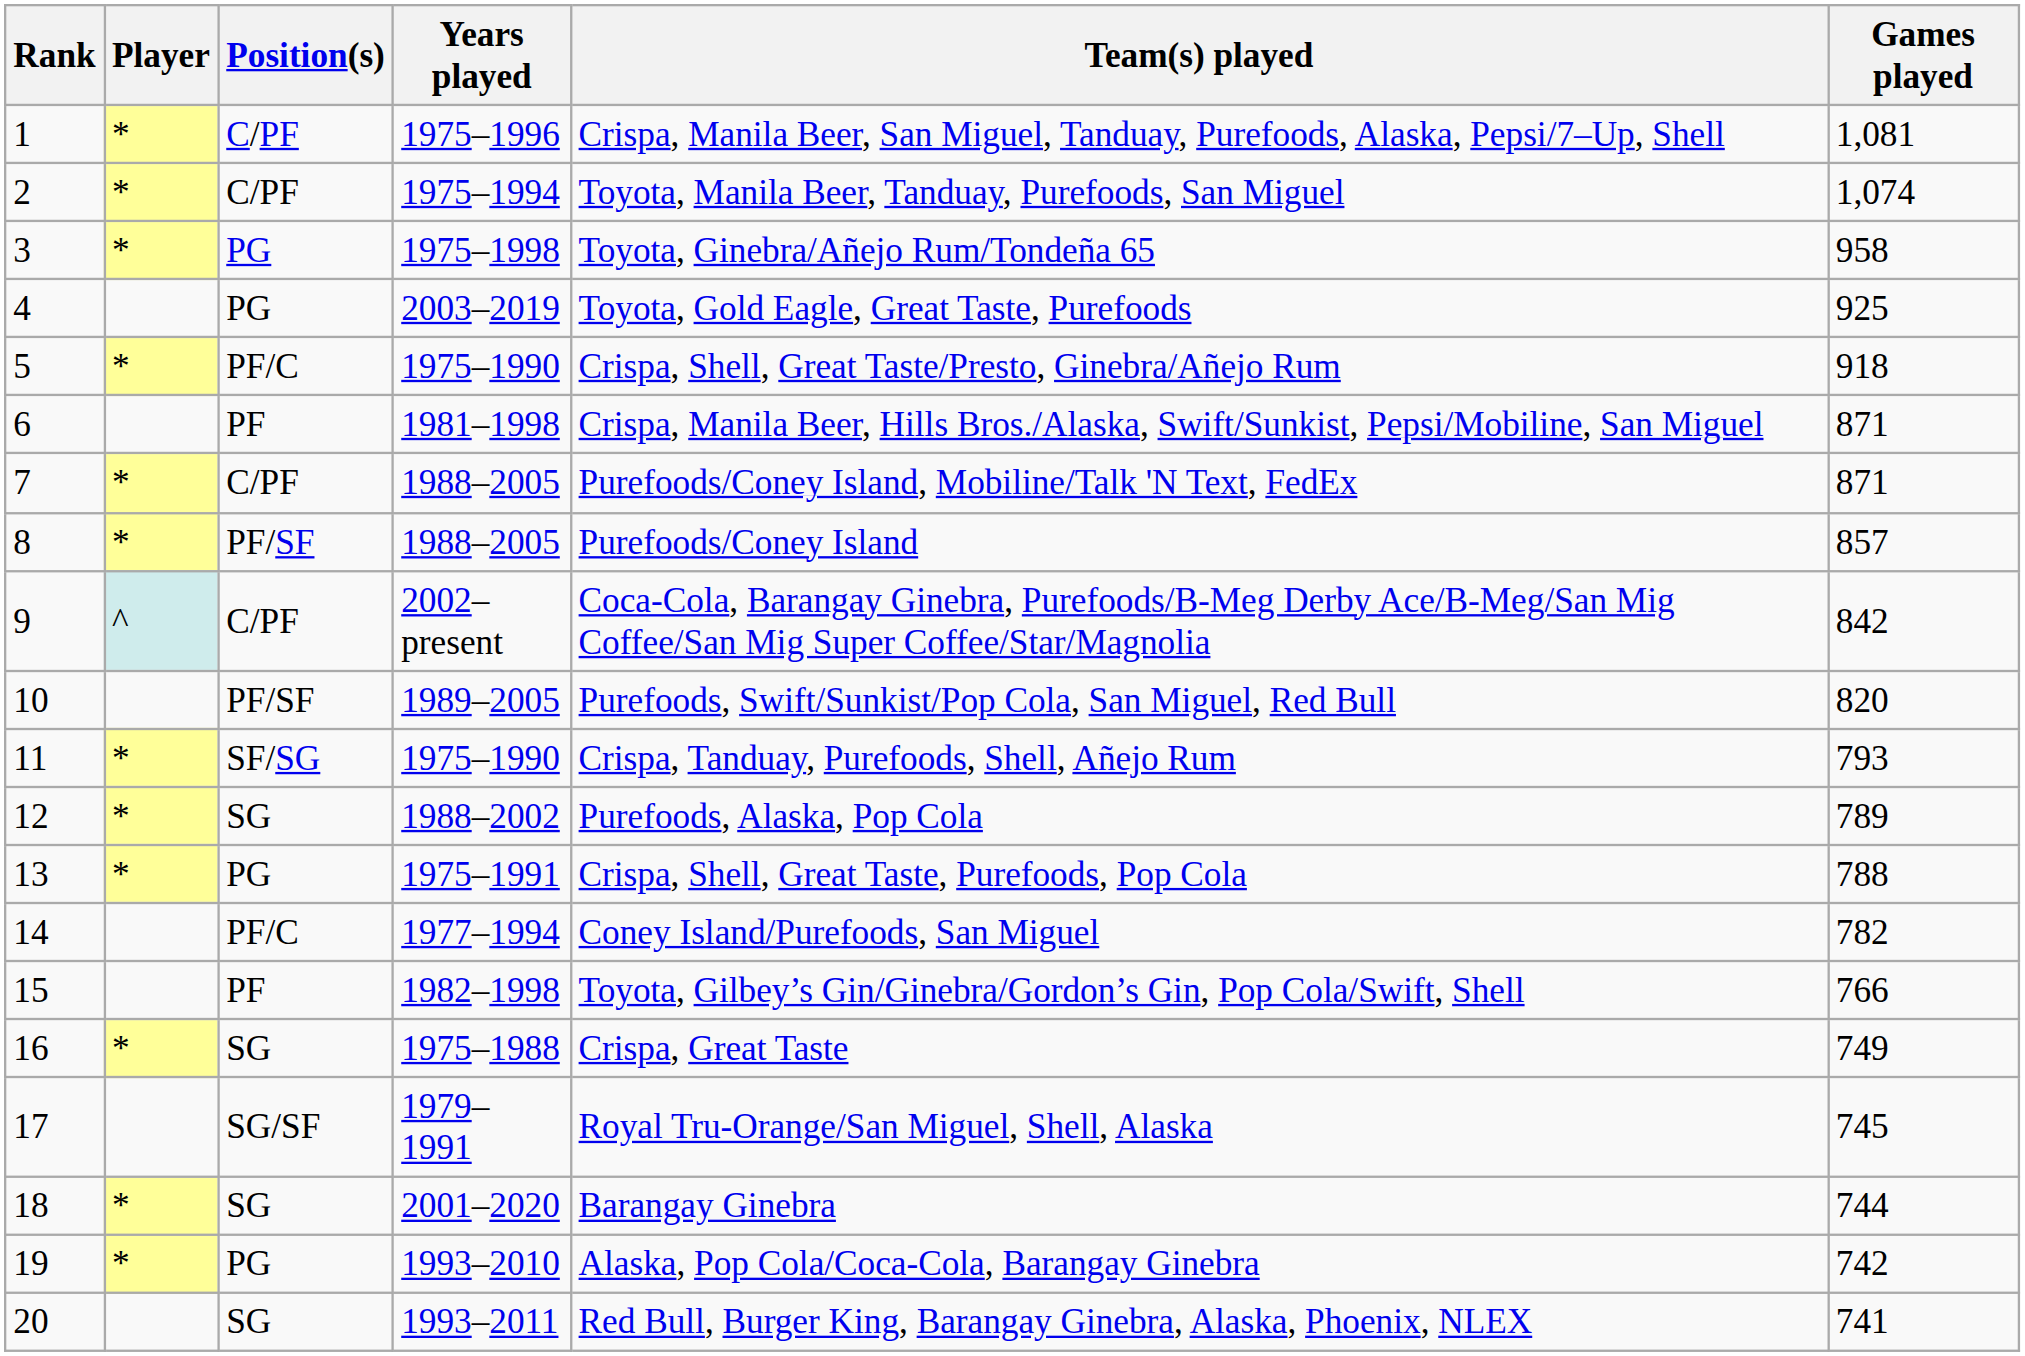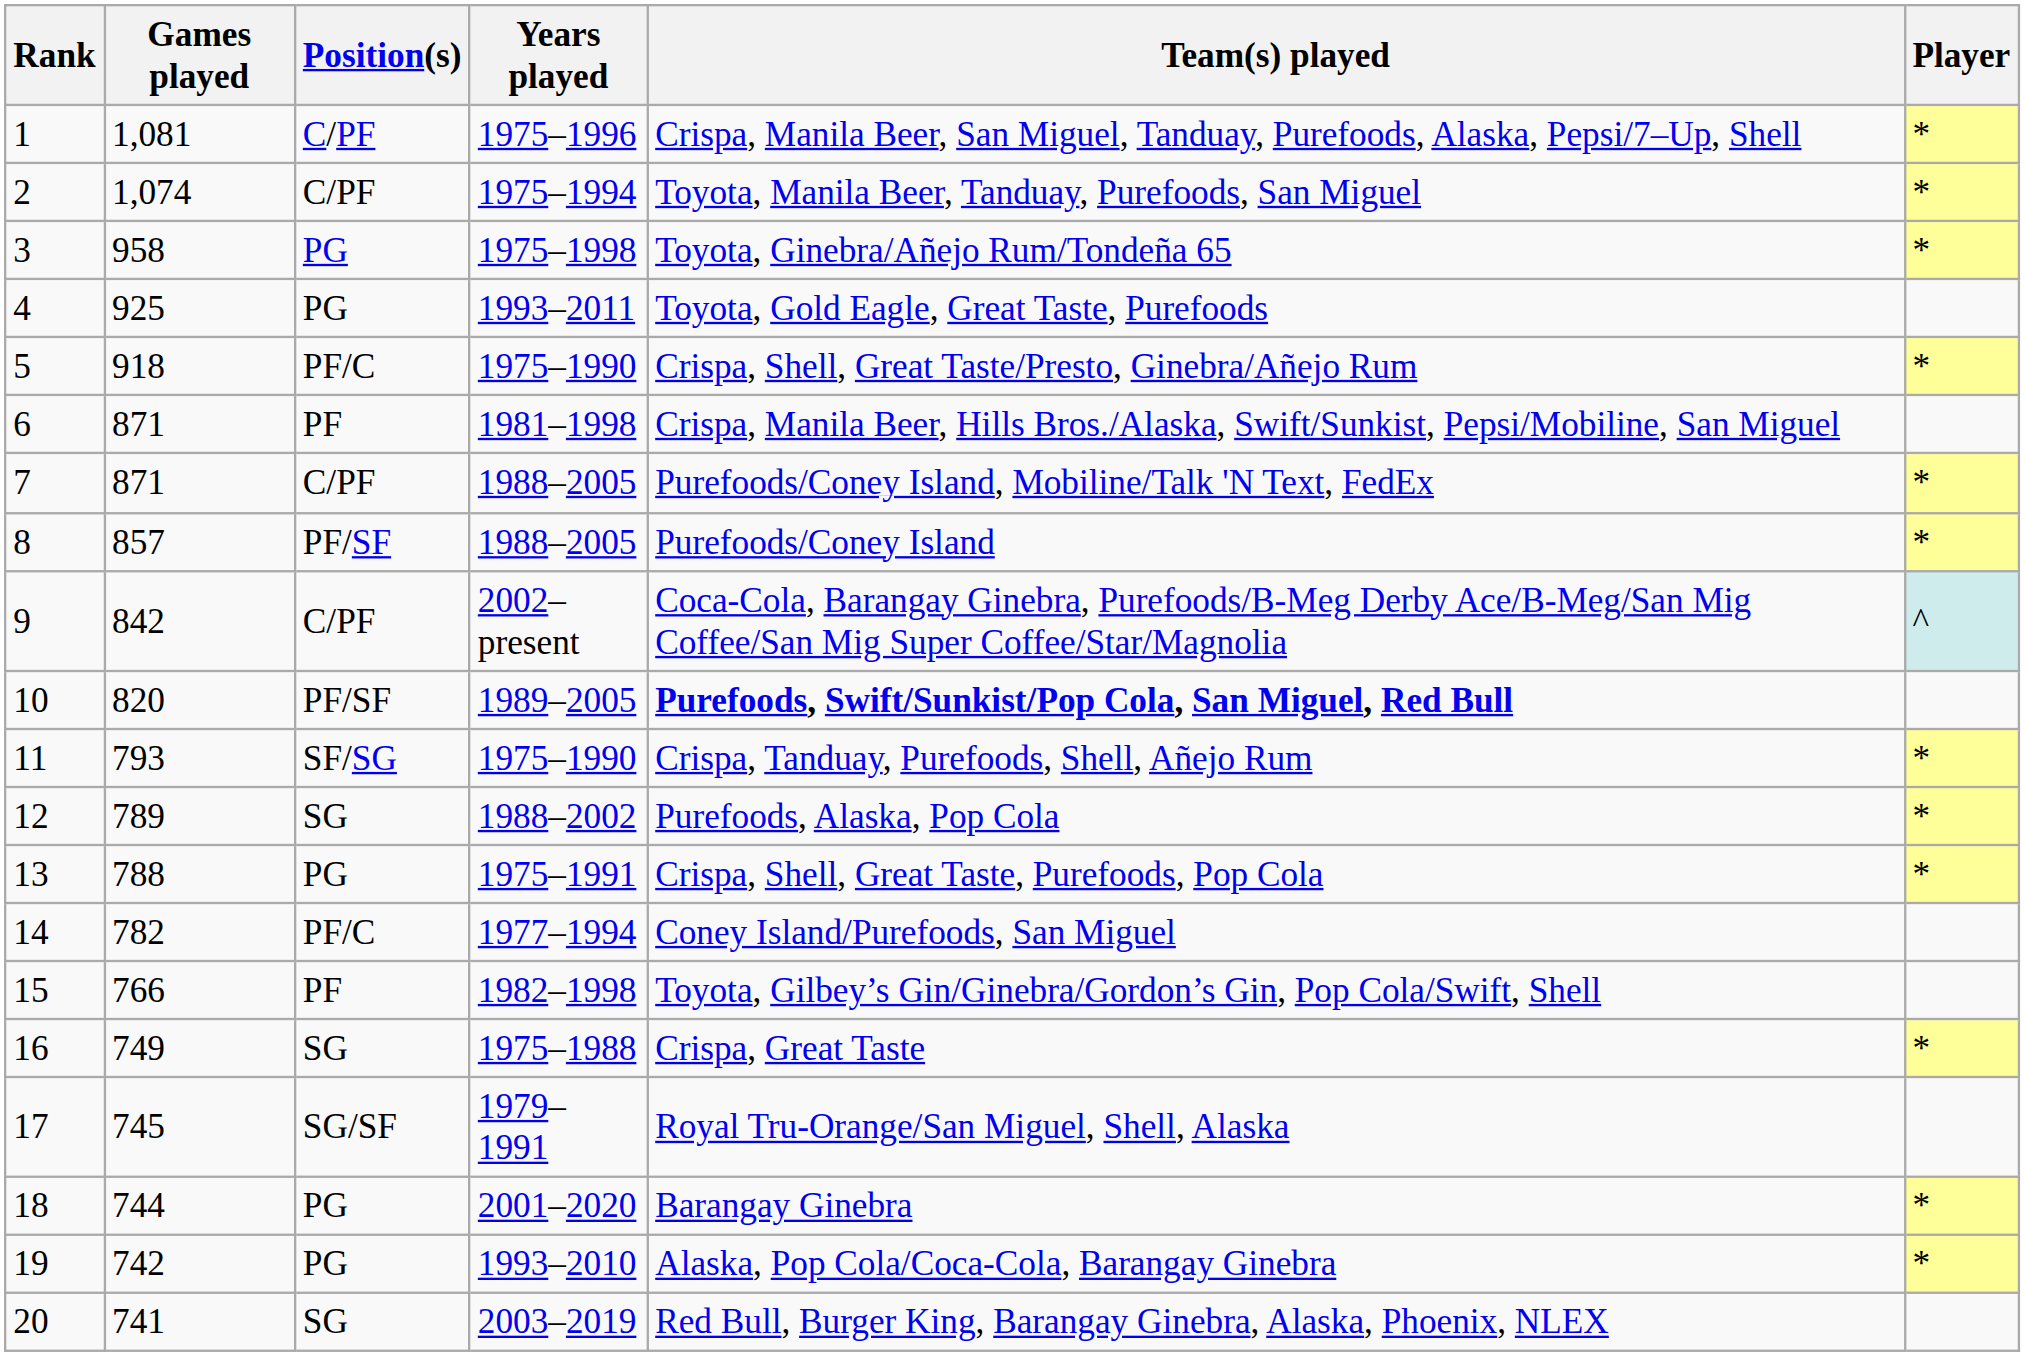columns swapped: (161, 54) <-> (1923, 54)
(481, 308) 2003–2019 -> (556, 308) 1993–2011
(987, 698) normal -> (1084, 698) bold
(249, 1205) SG -> (325, 1205) PG
(480, 1321) 1993–2011 -> (557, 1321) 2003–2019
